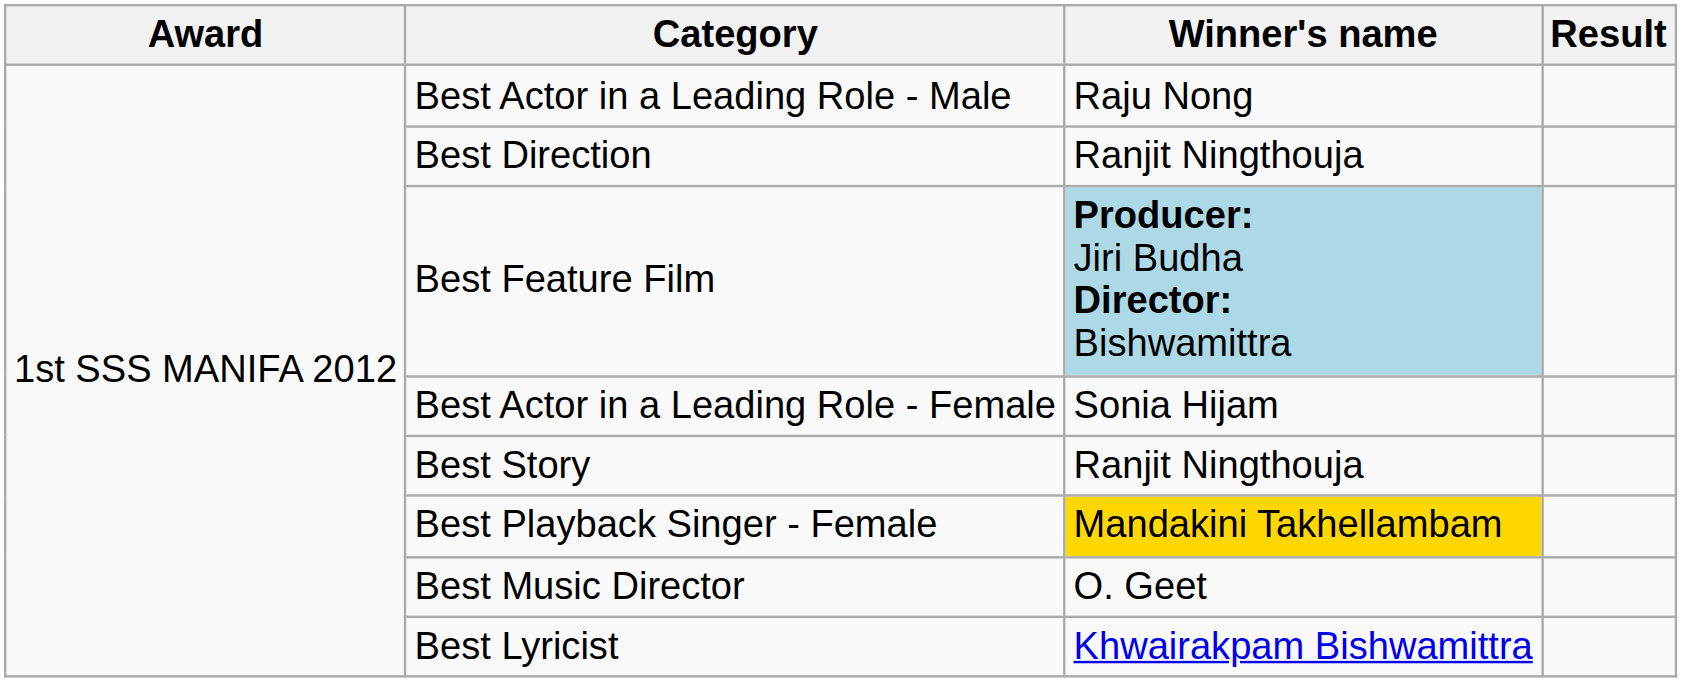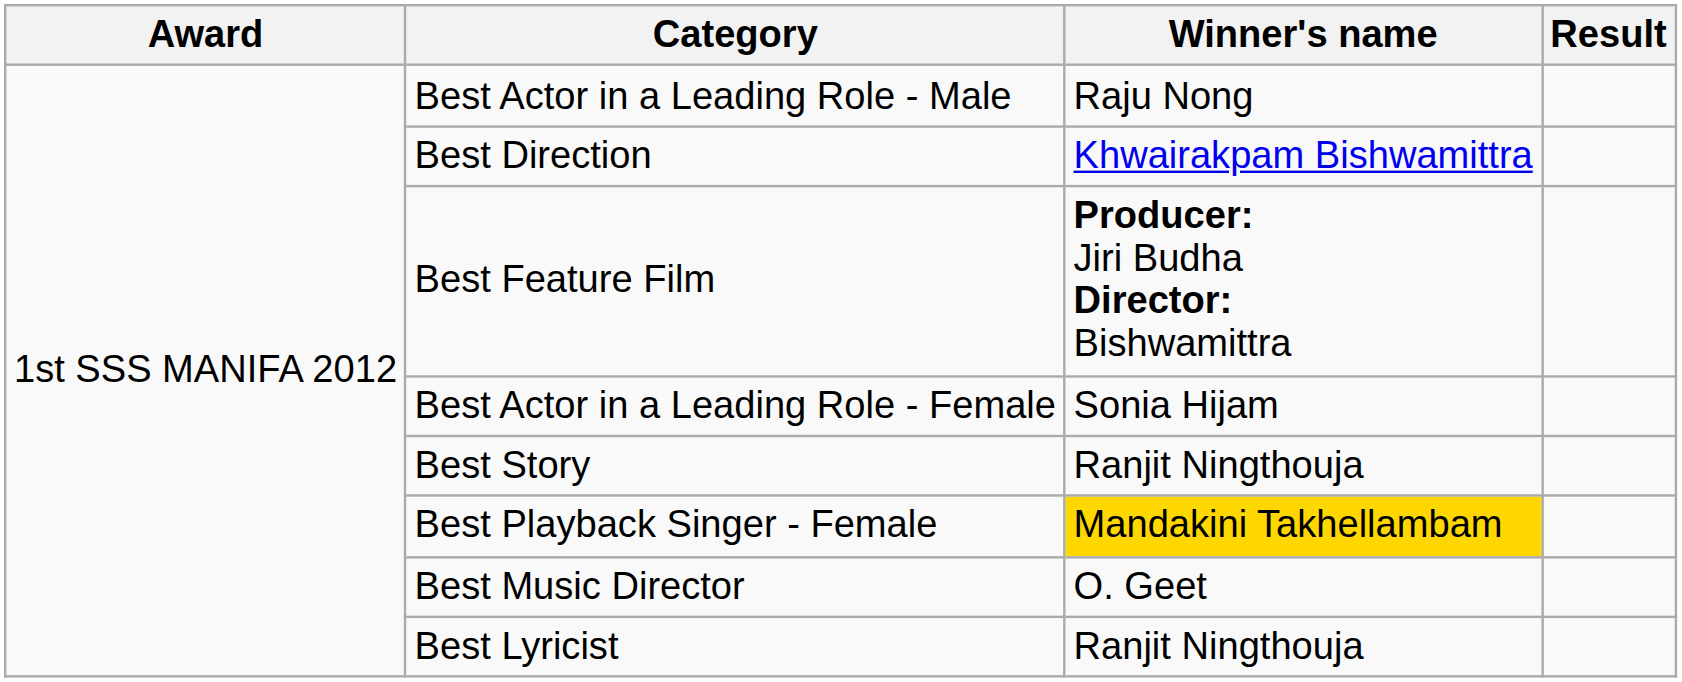(1219, 155) Ranjit Ningthouja -> (1303, 155) Khwairakpam Bishwamittra
(1183, 280) lightblue background -> (1183, 280) no background
(1303, 646) Khwairakpam Bishwamittra -> (1219, 646) Ranjit Ningthouja
